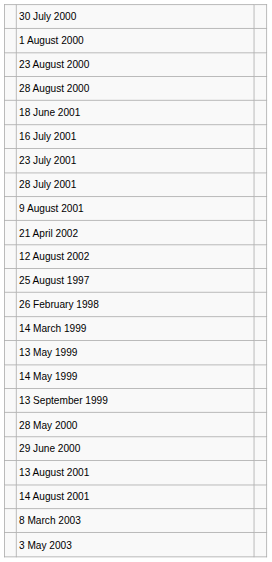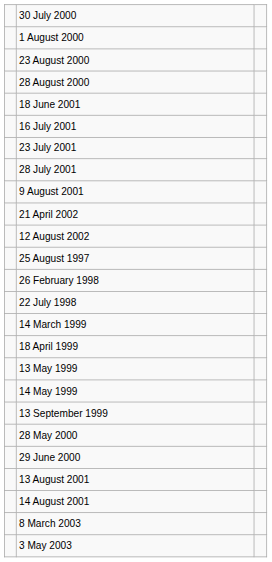+ row: (48, 303)
+ row: (49, 347)
